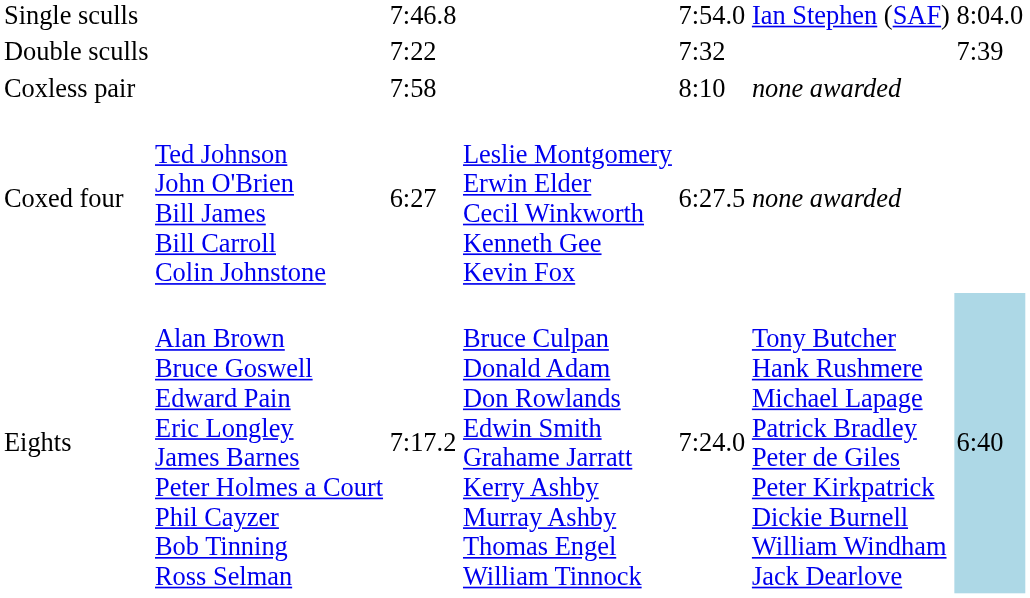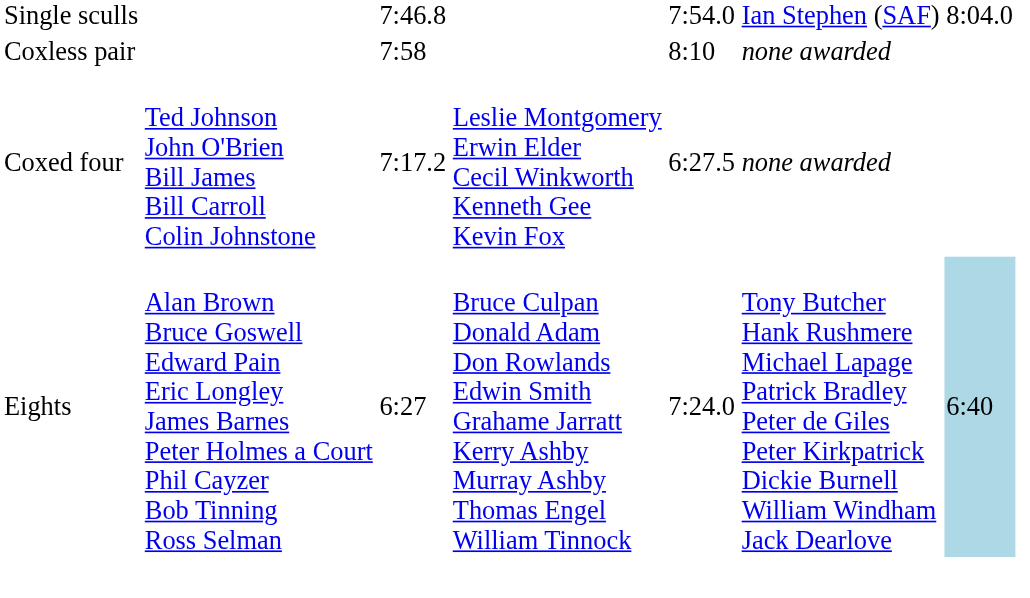- row: (76, 51)
(413, 198) 6:27 -> (413, 162) 7:17.2
(423, 442) 7:17.2 -> (403, 406) 6:27
